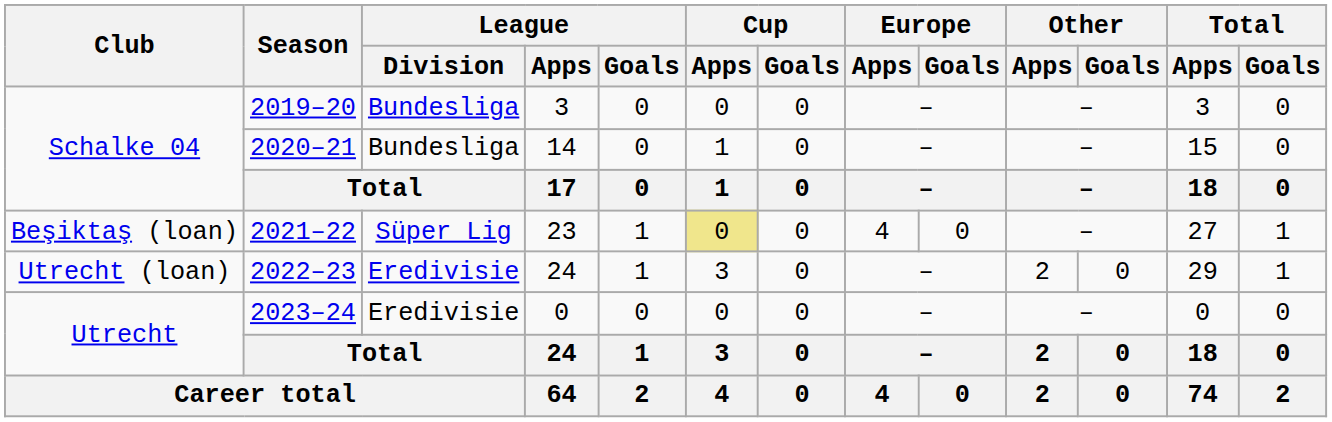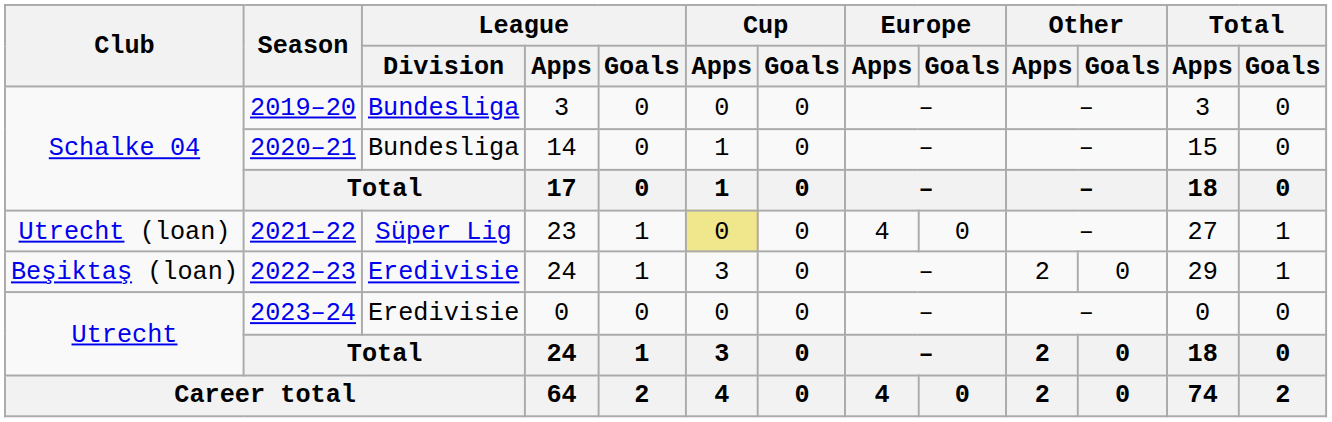(124, 231) Beşiktaş (loan) -> (124, 231) Utrecht (loan)
(124, 272) Utrecht (loan) -> (124, 272) Beşiktaş (loan)
